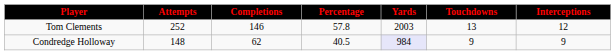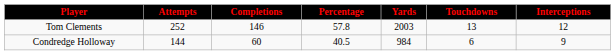(178, 42) 148 -> (178, 42) 144
(256, 42) 62 -> (256, 42) 60
(404, 42) lavender background -> (404, 42) no background
(471, 42) 9 -> (471, 42) 6
